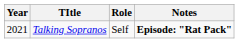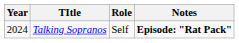(17, 29) 2021 -> (17, 29) 2024
